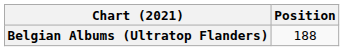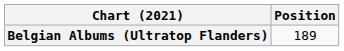(305, 36) 188 -> (305, 36) 189
